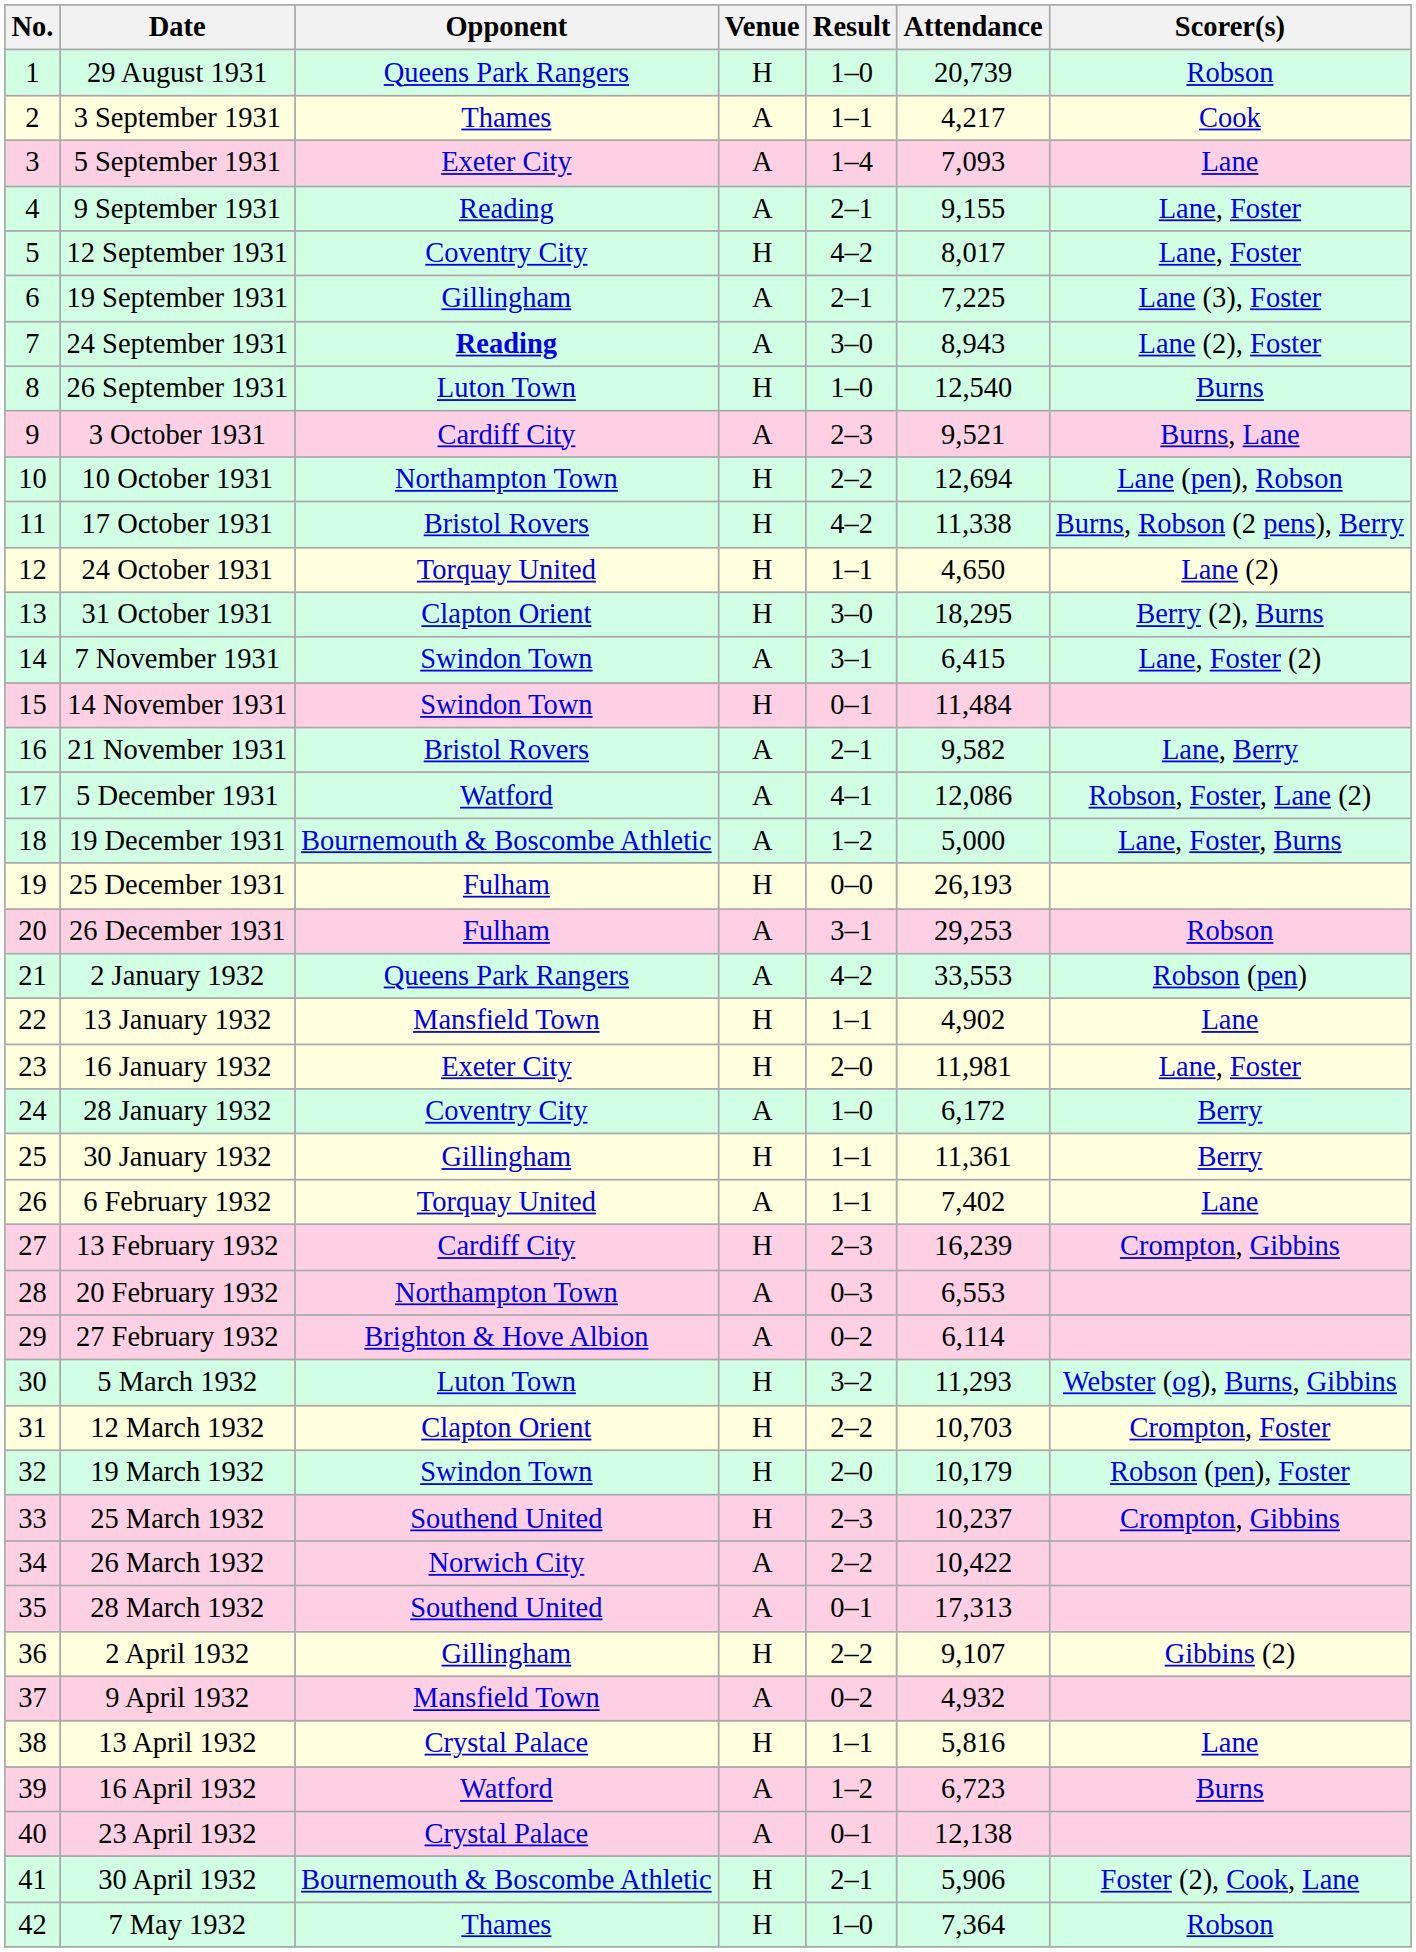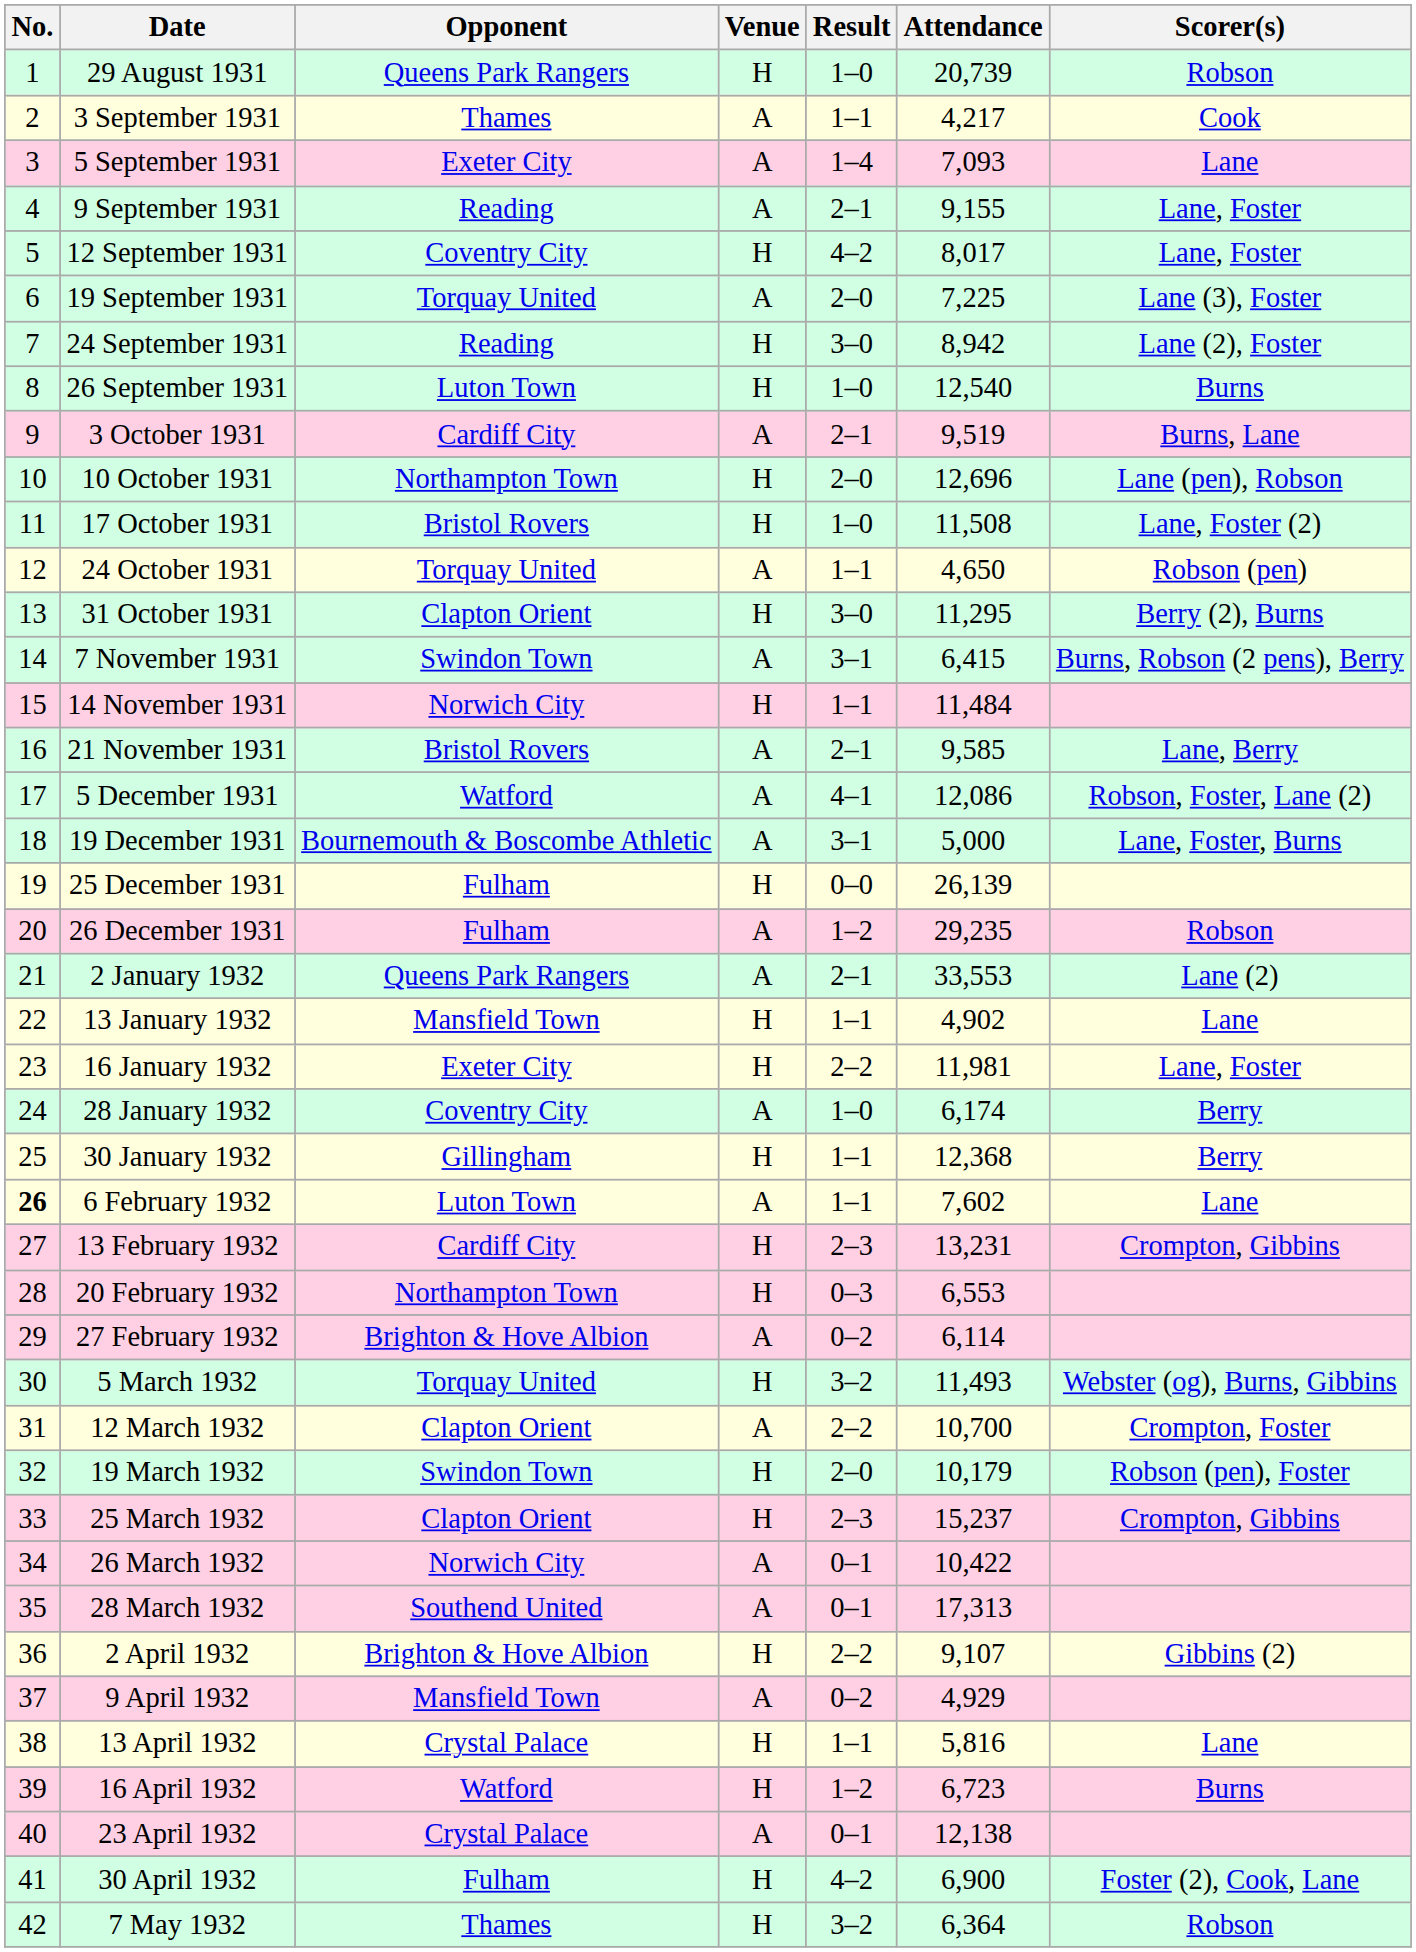(506, 298) Gillingham -> (506, 298) Torquay United
(852, 298) 2–1 -> (852, 298) 2–0
(506, 343) bold -> (506, 343) normal
(762, 343) A -> (762, 343) H
(973, 343) 8,943 -> (973, 343) 8,942
(852, 433) 2–3 -> (852, 433) 2–1
(973, 433) 9,521 -> (973, 433) 9,519
(852, 478) 2–2 -> (852, 478) 2–0
(973, 478) 12,694 -> (973, 478) 12,696
(852, 523) 4–2 -> (852, 523) 1–0
(973, 523) 11,338 -> (973, 523) 11,508
(1230, 523) Burns, Robson (2 pens), Berry -> (1230, 523) Lane, Foster (2)
(762, 569) H -> (762, 569) A
(1230, 569) Lane (2) -> (1230, 569) Robson (pen)
(973, 614) 18,295 -> (973, 614) 11,295
(1230, 659) Lane, Foster (2) -> (1230, 659) Burns, Robson (2 pens), Berry
(506, 704) Swindon Town -> (506, 704) Norwich City
(852, 704) 0–1 -> (852, 704) 1–1
(973, 749) 9,582 -> (973, 749) 9,585
(852, 840) 1–2 -> (852, 840) 3–1
(973, 885) 26,193 -> (973, 885) 26,139
(852, 930) 3–1 -> (852, 930) 1–2
(973, 930) 29,253 -> (973, 930) 29,235
(852, 975) 4–2 -> (852, 975) 2–1
(1230, 975) Robson (pen) -> (1230, 975) Lane (2)
(852, 1065) 2–0 -> (852, 1065) 2–2
(973, 1111) 6,172 -> (973, 1111) 6,174
(973, 1156) 11,361 -> (973, 1156) 12,368
(32, 1201) normal -> (32, 1201) bold
(506, 1201) Torquay United -> (506, 1201) Luton Town
(973, 1201) 7,402 -> (973, 1201) 7,602
(973, 1246) 16,239 -> (973, 1246) 13,231
(762, 1291) A -> (762, 1291) H
(506, 1382) Luton Town -> (506, 1382) Torquay United
(973, 1382) 11,293 -> (973, 1382) 11,493
(762, 1427) H -> (762, 1427) A
(973, 1427) 10,703 -> (973, 1427) 10,700
(506, 1517) Southend United -> (506, 1517) Clapton Orient
(973, 1517) 10,237 -> (973, 1517) 15,237
(852, 1562) 2–2 -> (852, 1562) 0–1
(506, 1653) Gillingham -> (506, 1653) Brighton & Hove Albion
(973, 1698) 4,932 -> (973, 1698) 4,929
(762, 1788) A -> (762, 1788) H
(506, 1878) Bournemouth & Boscombe Athletic -> (506, 1878) Fulham
(852, 1878) 2–1 -> (852, 1878) 4–2
(973, 1878) 5,906 -> (973, 1878) 6,900
(852, 1924) 1–0 -> (852, 1924) 3–2
(973, 1924) 7,364 -> (973, 1924) 6,364
